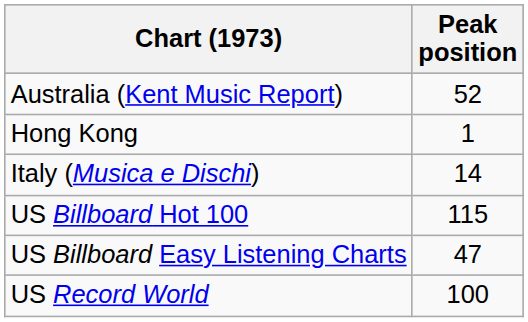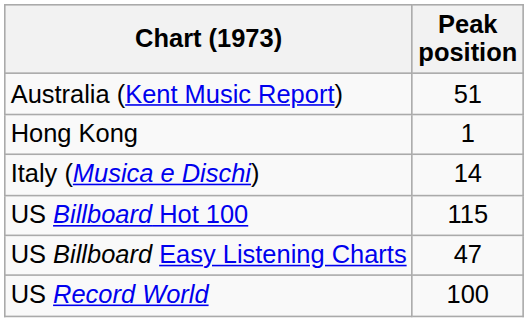(468, 93) 52 -> (468, 93) 51
